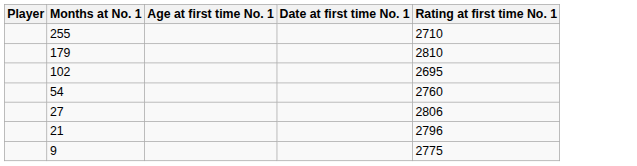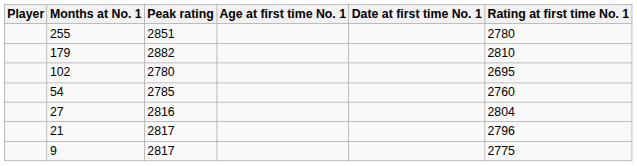+ column: (181, 14)
(429, 33) 2710 -> (501, 33) 2780
(429, 111) 2806 -> (501, 111) 2804
